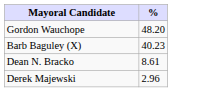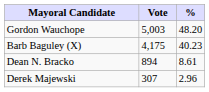+ column: (158, 12)
